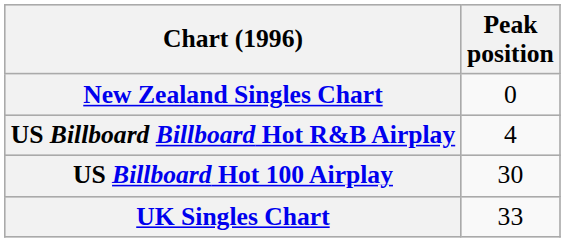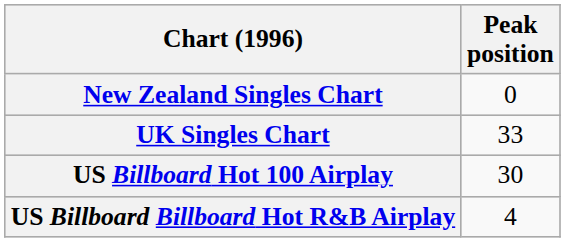rows swapped: (233, 216) <-> (233, 134)
